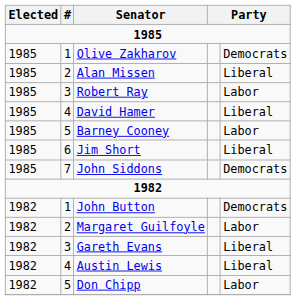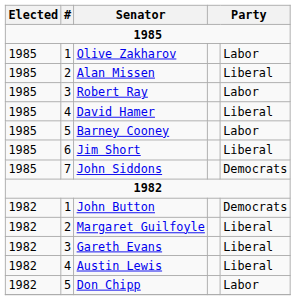(255, 53) Democrats -> (241, 53) Labor
(241, 227) Labor -> (248, 227) Liberal
